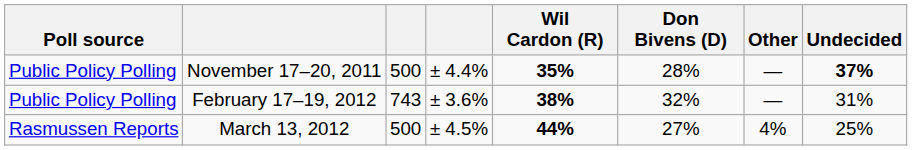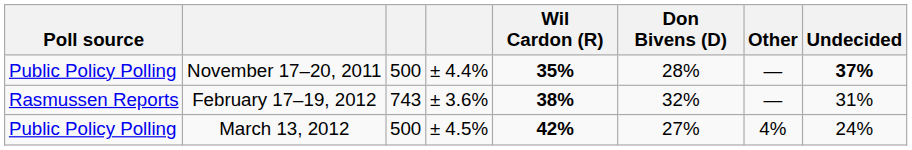(93, 99) Public Policy Polling -> (94, 99) Rasmussen Reports
(94, 129) Rasmussen Reports -> (93, 129) Public Policy Polling
(555, 129) 44% -> (555, 129) 42%
(854, 129) 25% -> (854, 129) 24%
